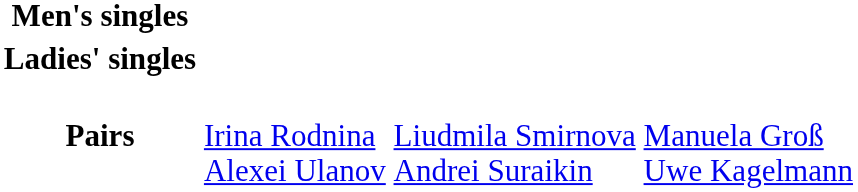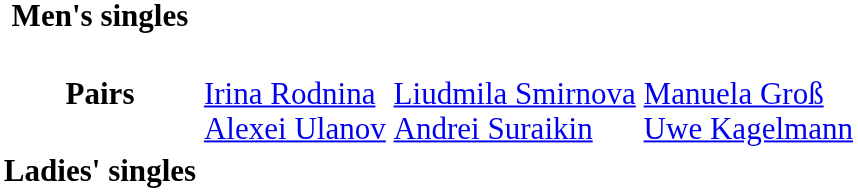rows swapped: (100, 58) <-> (100, 136)
